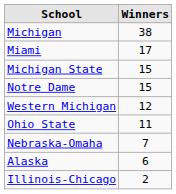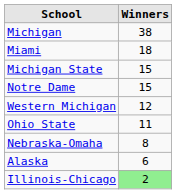(145, 51) 17 -> (145, 51) 18
(145, 143) 7 -> (145, 143) 8
(145, 180) no background -> (145, 180) lightgreen background
